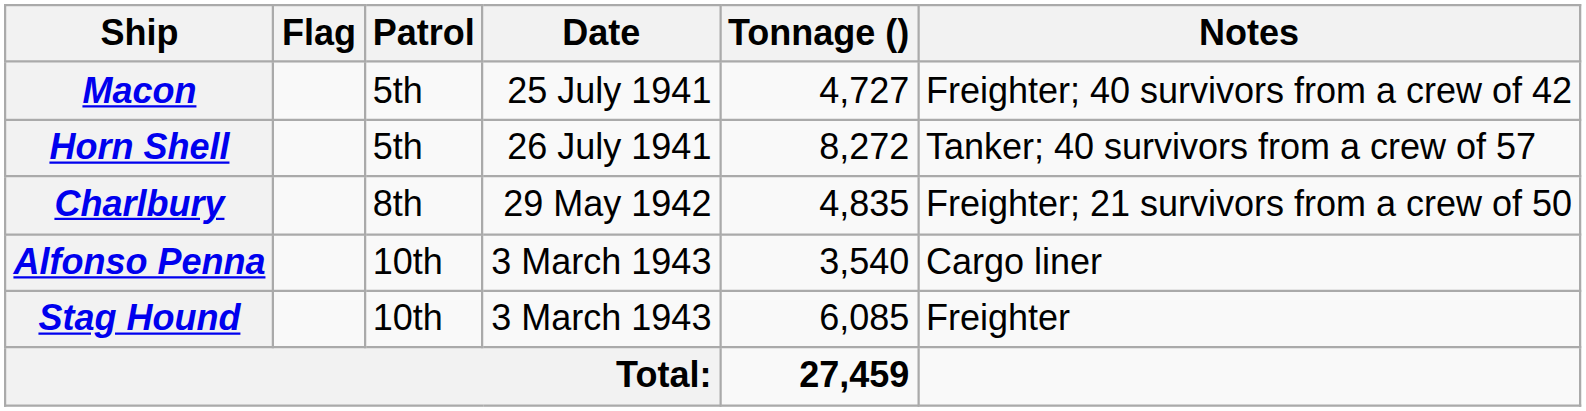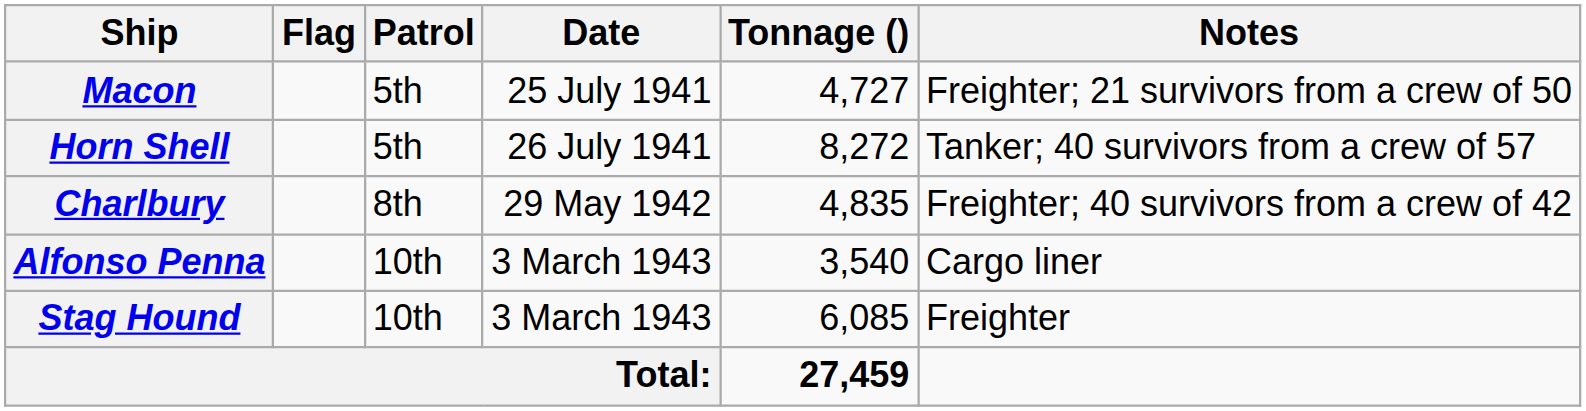(1249, 90) Freighter; 40 survivors from a crew of 42 -> (1249, 90) Freighter; 21 survivors from a crew of 50
(1249, 204) Freighter; 21 survivors from a crew of 50 -> (1249, 204) Freighter; 40 survivors from a crew of 42
